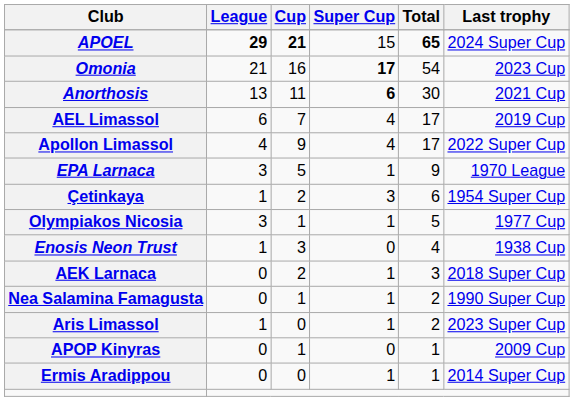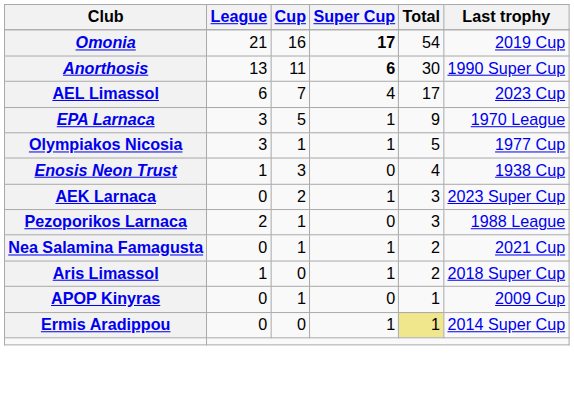- row: (106, 42)
(530, 68) 2023 Cup -> (530, 42) 2019 Cup
(530, 94) 2021 Cup -> (506, 68) 1990 Super Cup
(530, 119) 2019 Cup -> (530, 94) 2023 Cup
- row: (106, 145)
- row: (106, 196)
(506, 273) 2018 Super Cup -> (506, 196) 2023 Super Cup
+ row: (106, 222)
(506, 299) 1990 Super Cup -> (530, 247) 2021 Cup
(506, 324) 2023 Super Cup -> (506, 273) 2018 Super Cup
(436, 376) no background -> (436, 324) khaki background
